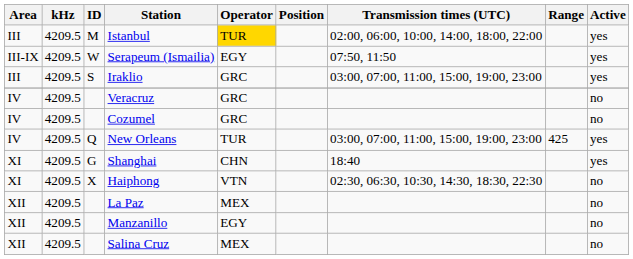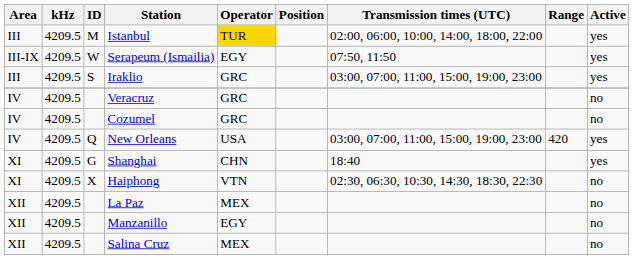(233, 139) TUR -> (233, 139) USA
(558, 139) 425 -> (558, 139) 420
